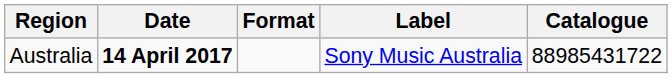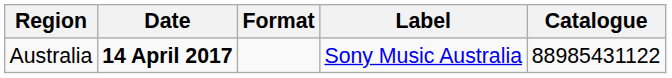(597, 55) 88985431722 -> (596, 55) 88985431122
